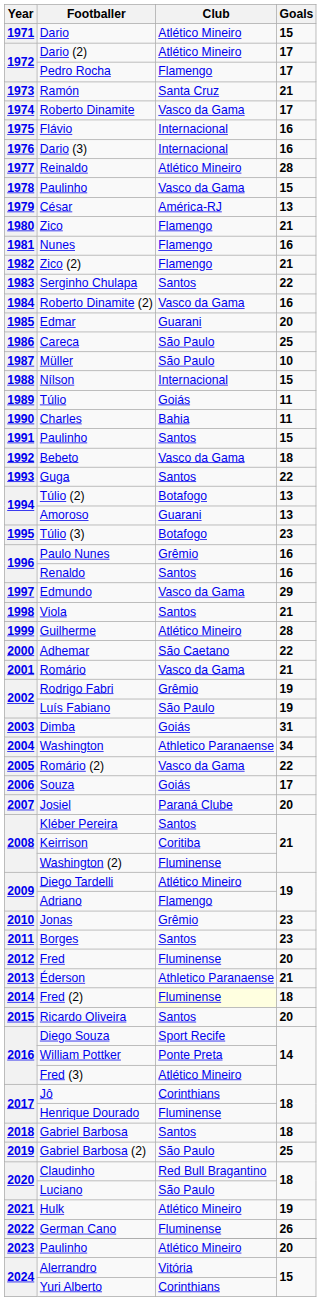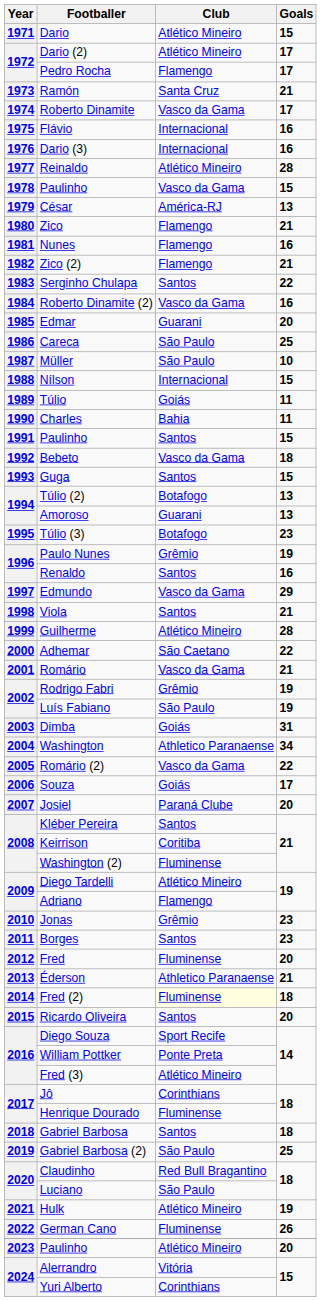(286, 476) 22 -> (286, 476) 15
(286, 554) 16 -> (286, 554) 19
